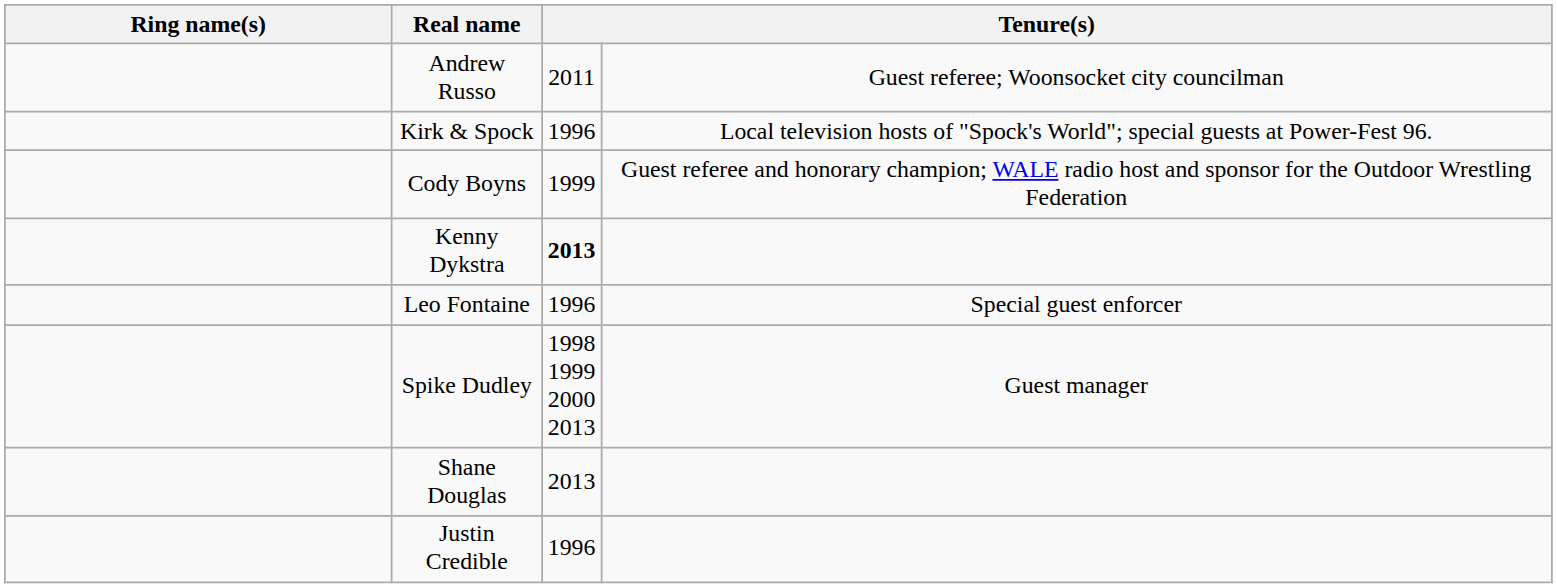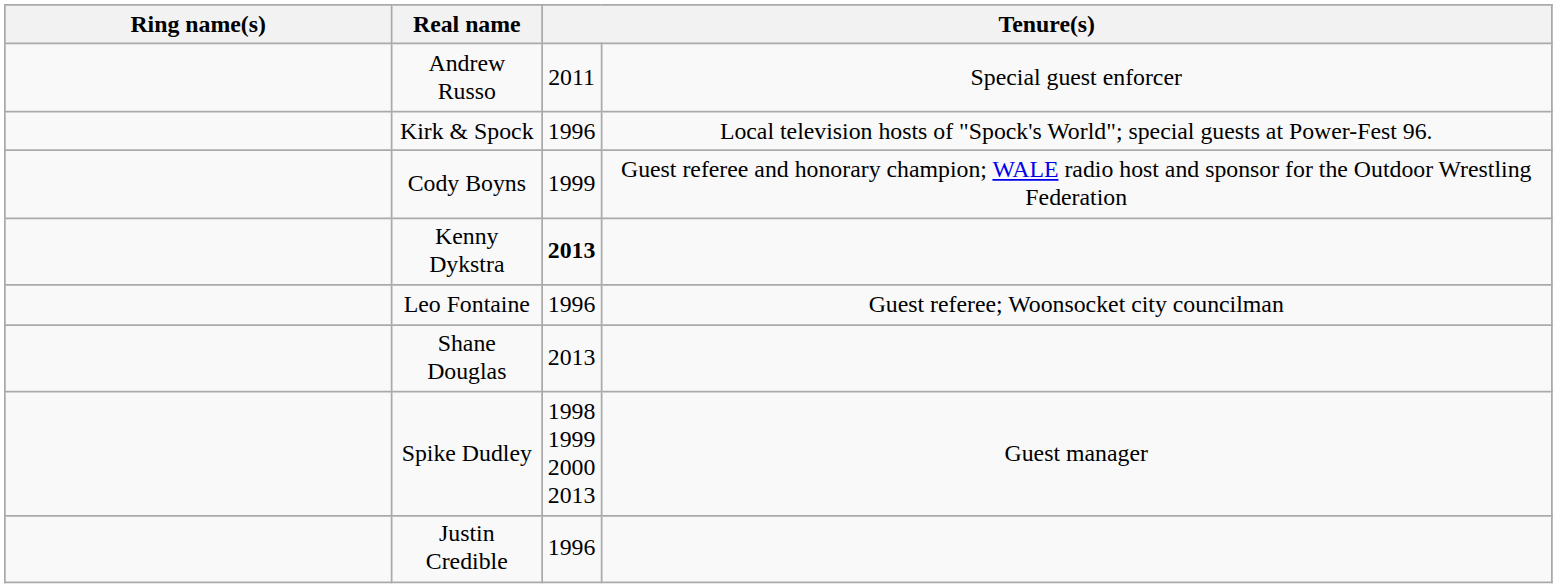(1076, 76) Guest referee; Woonsocket city councilman -> (1076, 76) Special guest enforcer
(1076, 304) Special guest enforcer -> (1076, 304) Guest referee; Woonsocket city councilman
rows swapped: (467, 385) <-> (467, 480)
